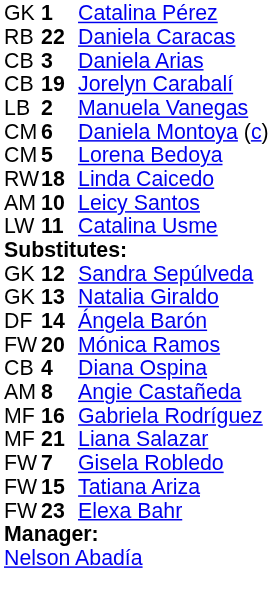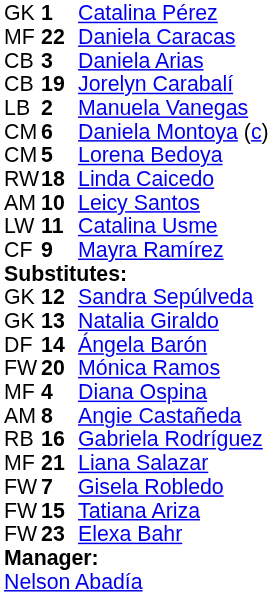(19, 37) RB -> (19, 37) MF
+ row: (151, 250)
(19, 368) CB -> (19, 392) MF
(19, 415) MF -> (19, 439) RB
